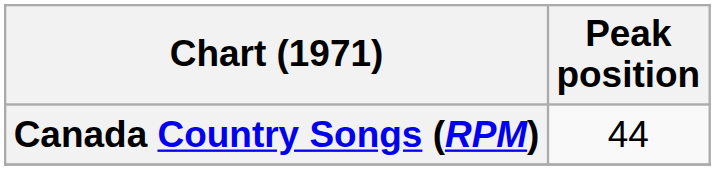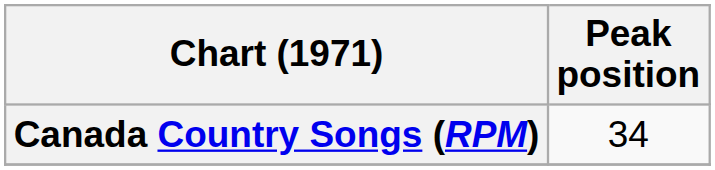(628, 134) 44 -> (628, 134) 34
